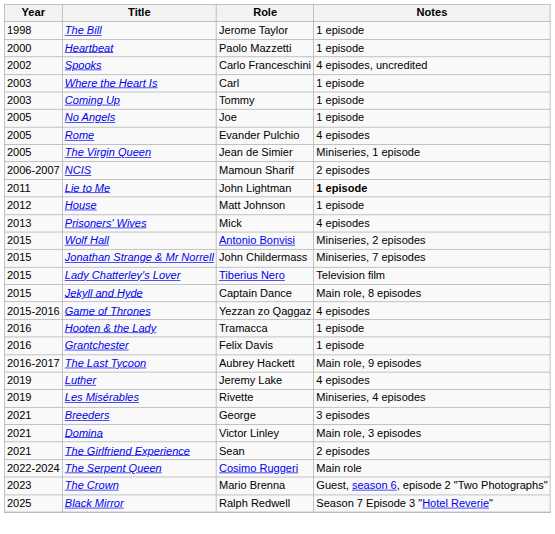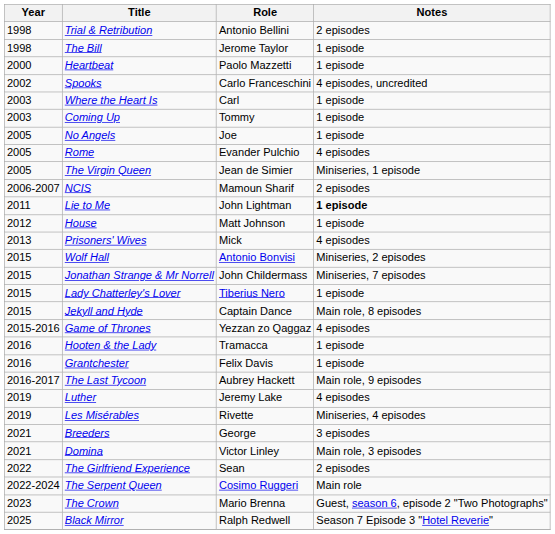+ row: (109, 30)
(351, 275) Television film -> (340, 293) 1 episode
(19, 450) 2021 -> (19, 468) 2022
